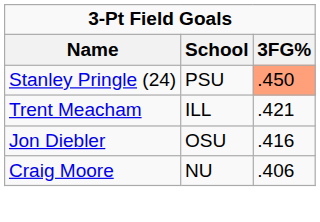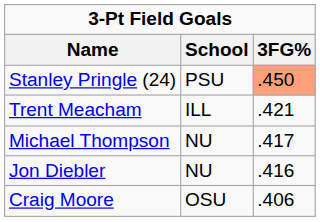+ row: (89, 140)
(206, 140) OSU -> (199, 170) NU
(199, 170) NU -> (206, 200) OSU
